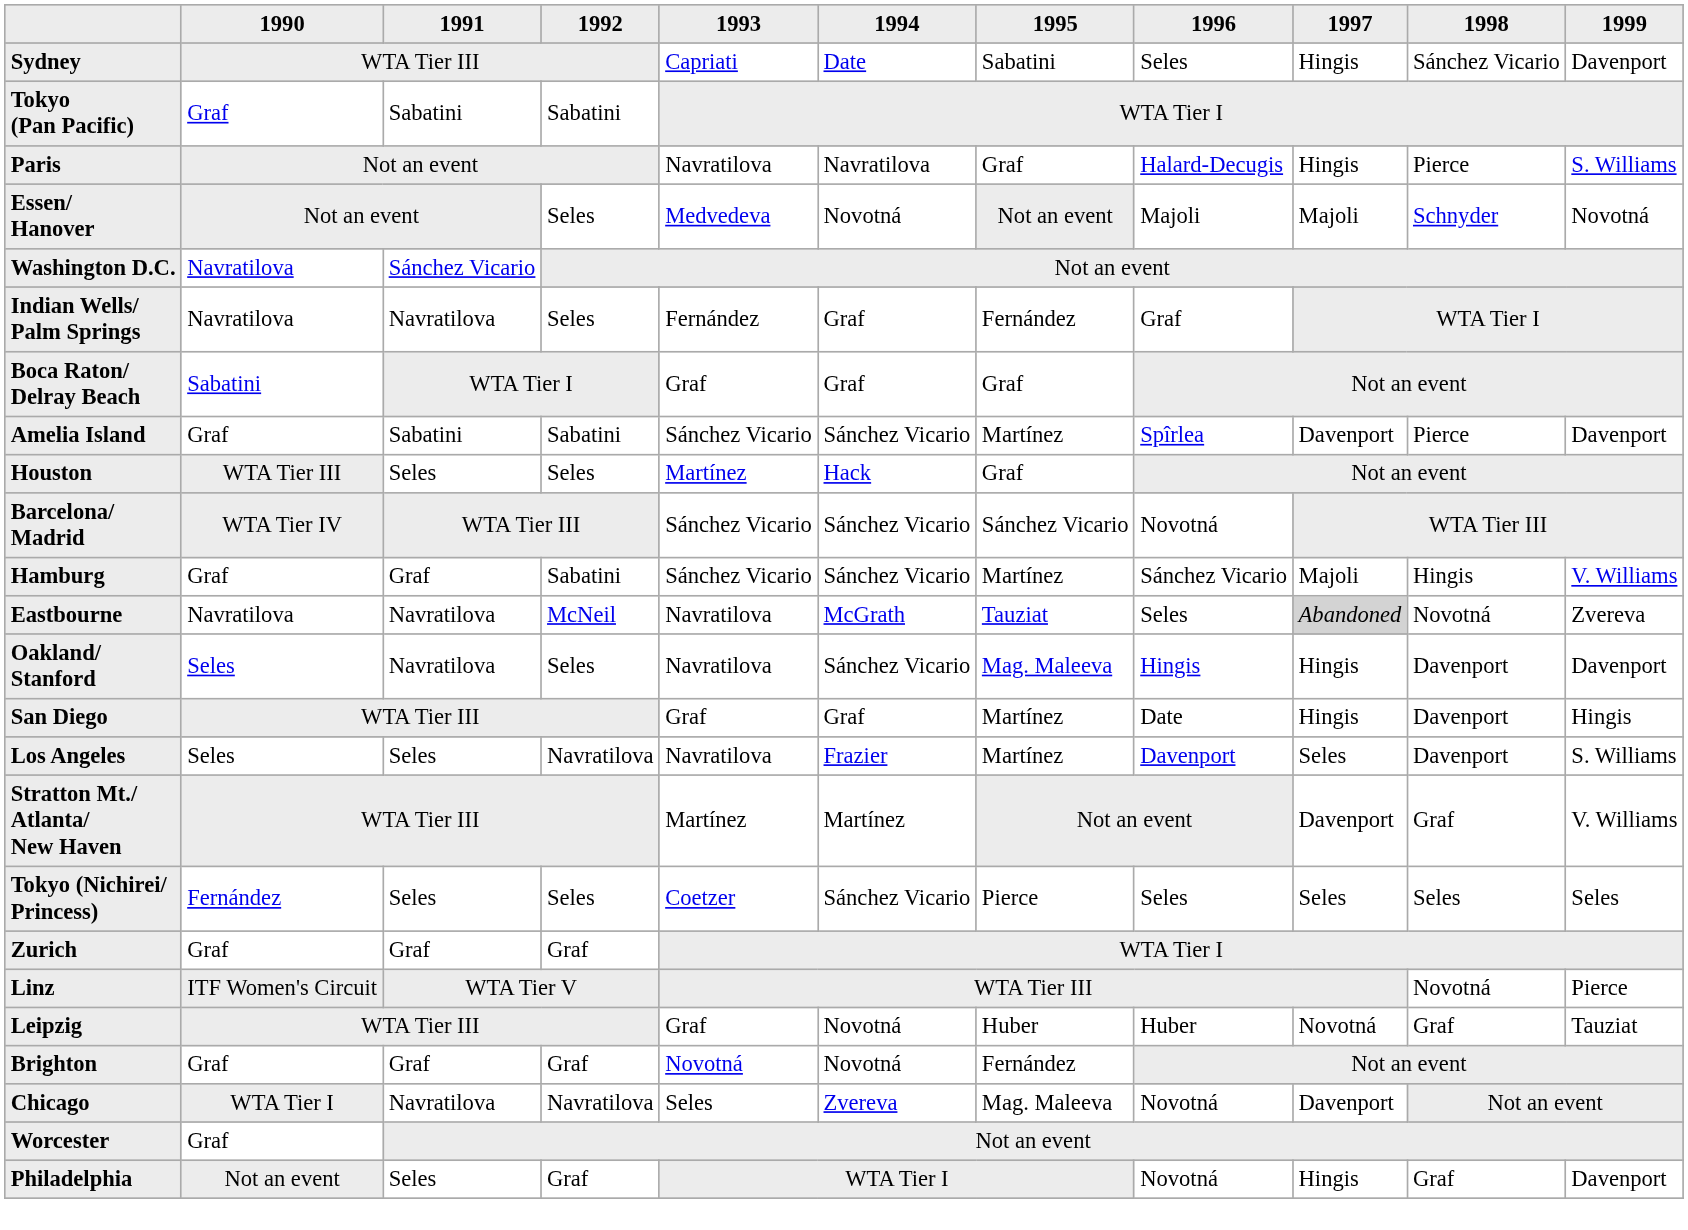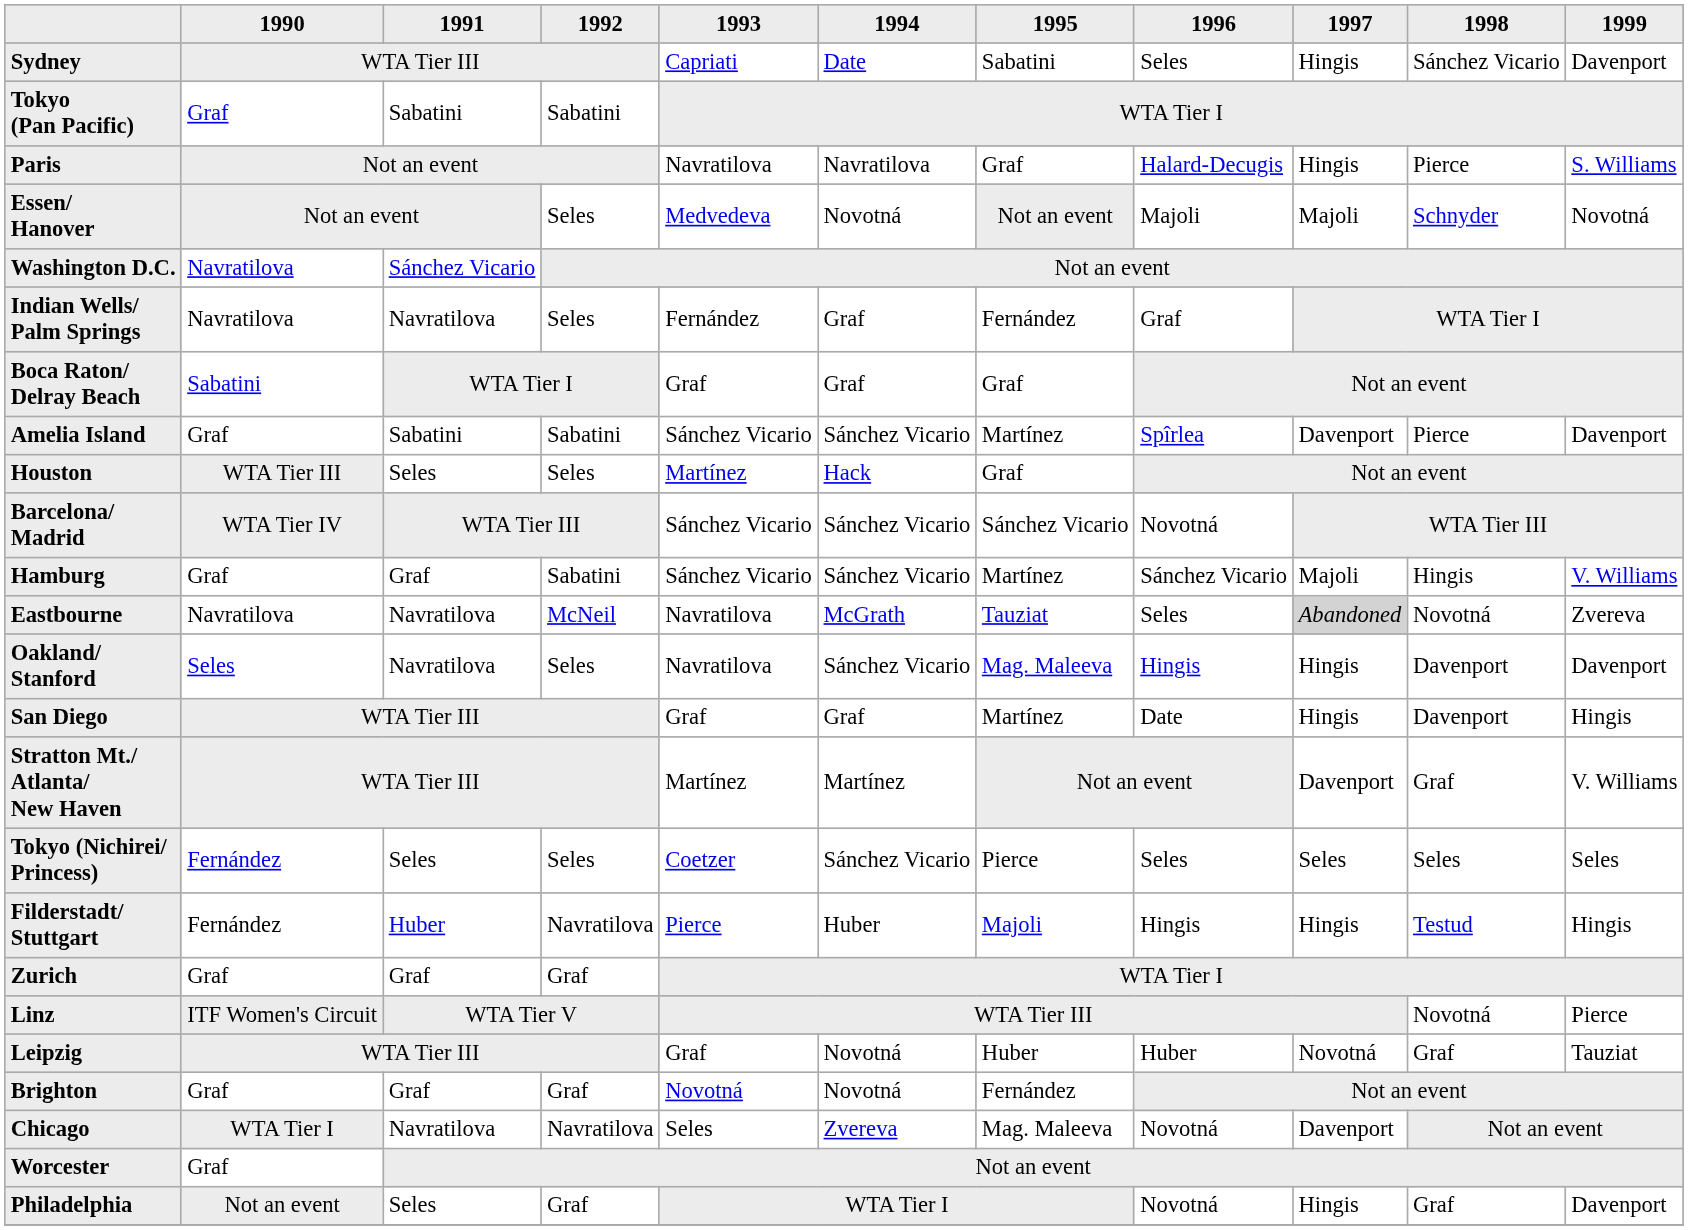- row: (68, 755)
+ row: (67, 924)
